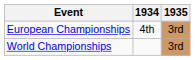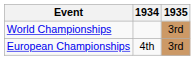rows swapped: (59, 47) <-> (68, 30)
